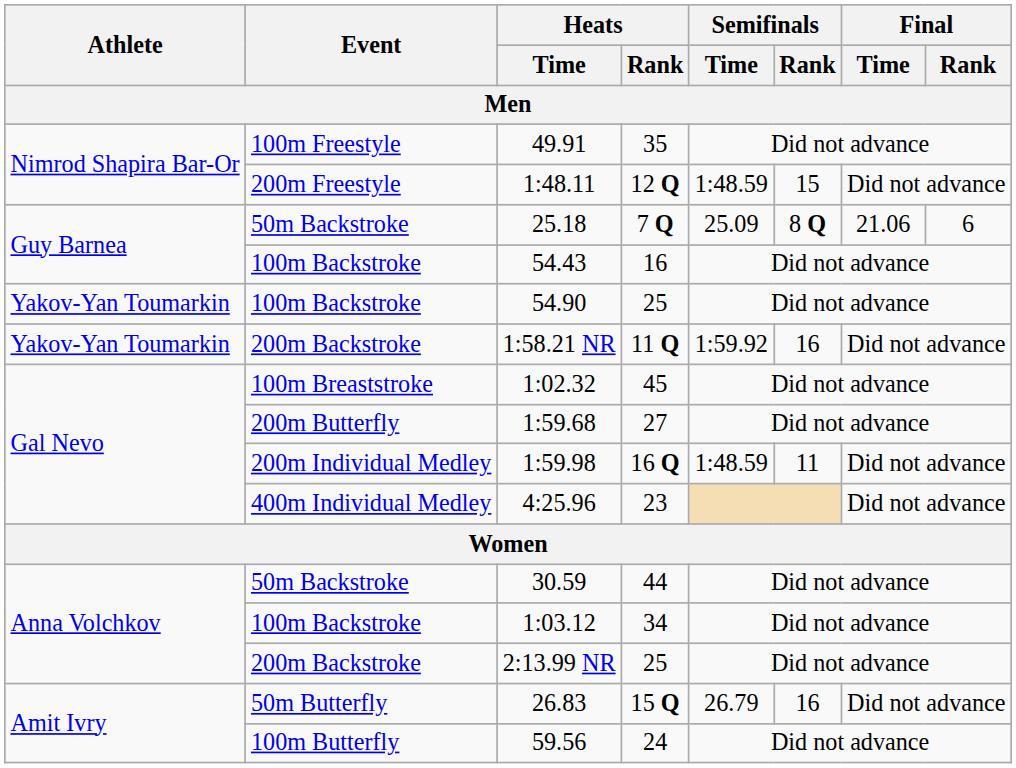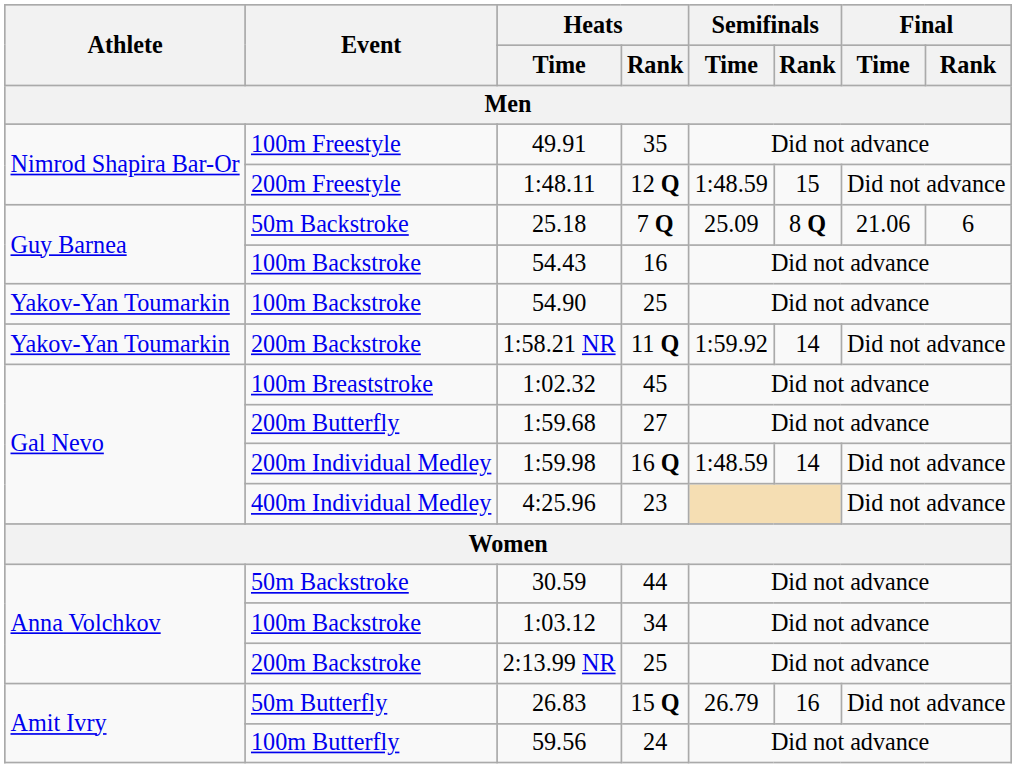(807, 344) 16 -> (807, 344) 14
(807, 463) 11 -> (807, 463) 14
